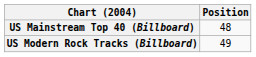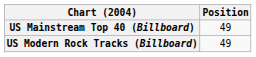(226, 28) 48 -> (226, 28) 49
